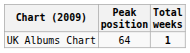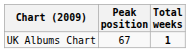(124, 40) 64 -> (124, 40) 67
